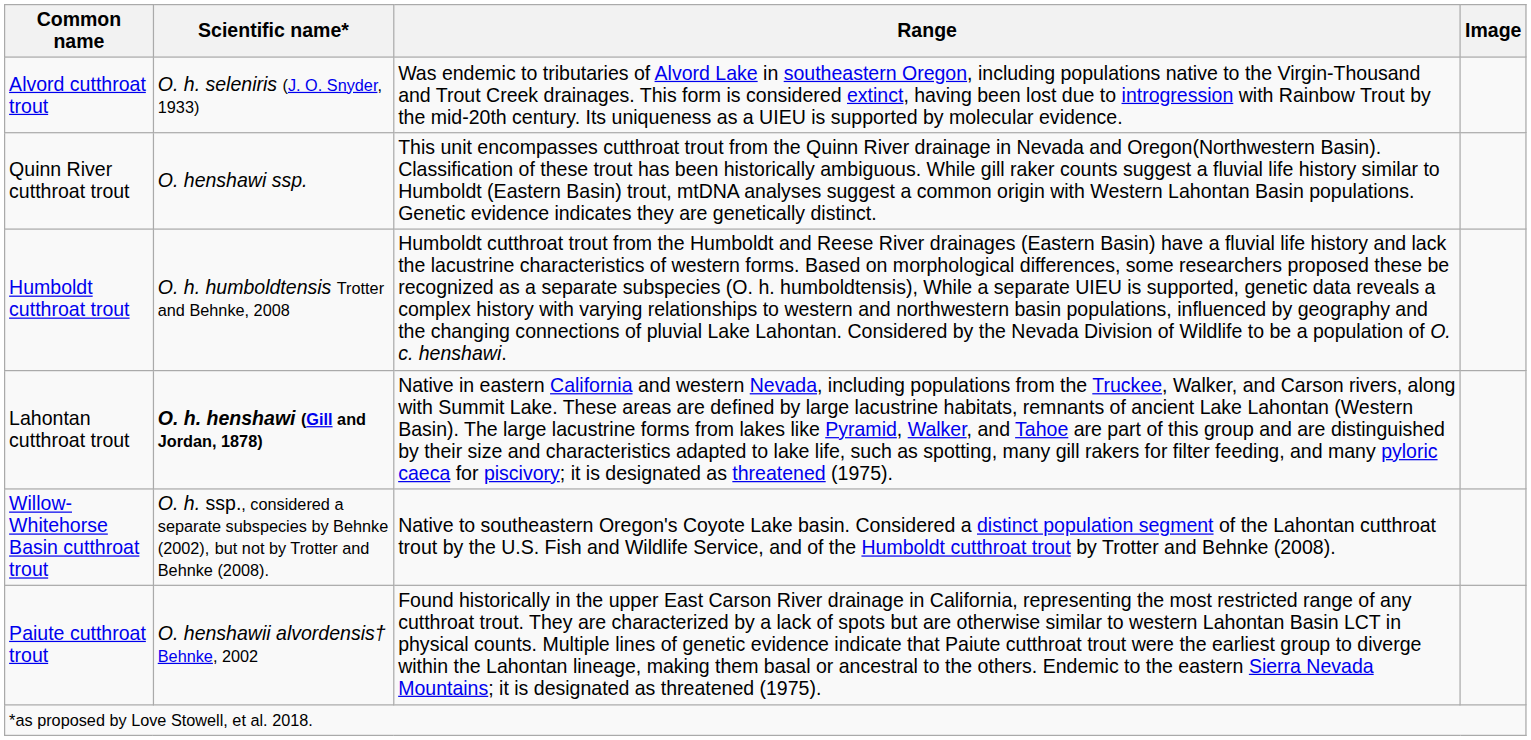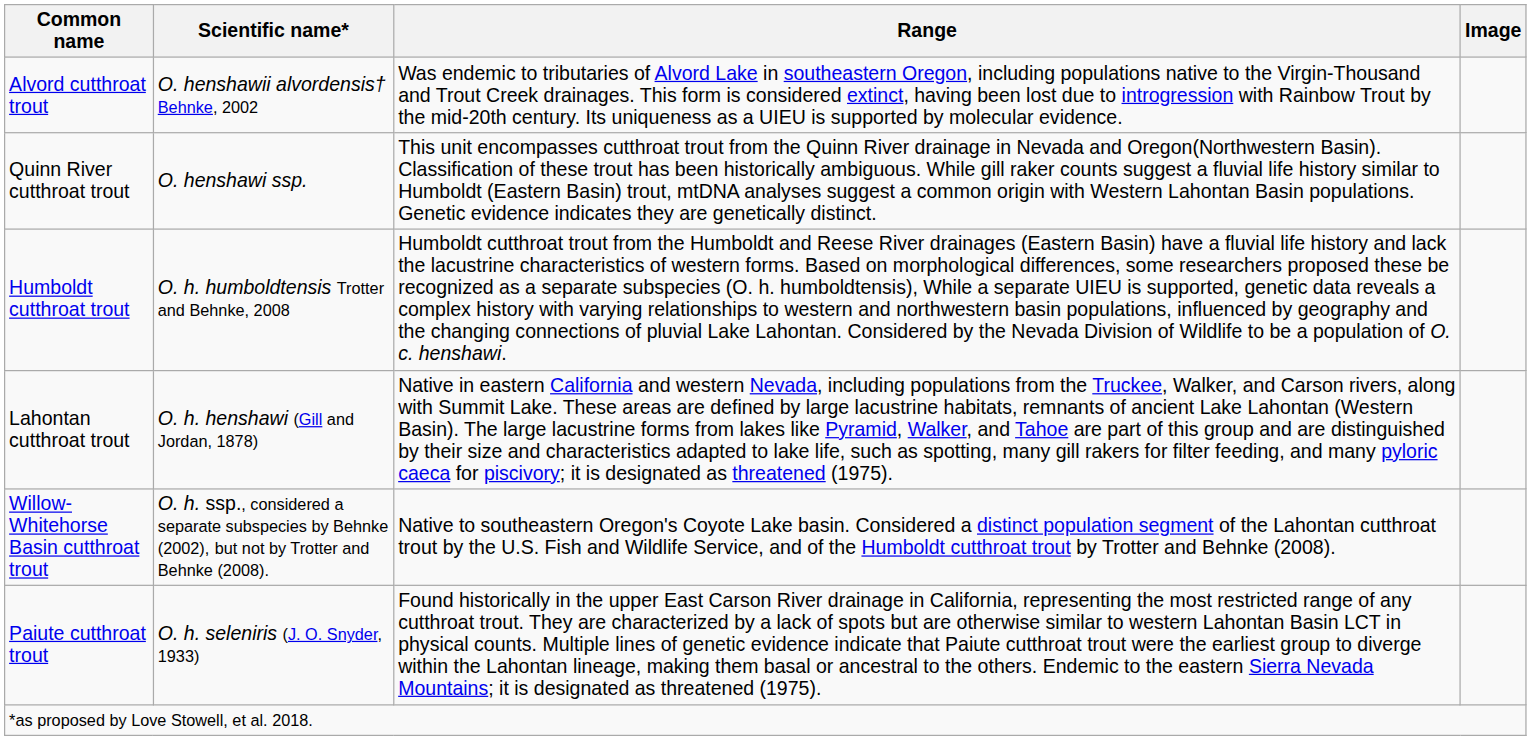(270, 94) O. h. seleniris (J. O. Snyder, 1933) -> (272, 94) O. henshawii alvordensis† Behnke, 2002
(262, 429) bold -> (256, 429) normal
(272, 644) O. henshawii alvordensis† Behnke, 2002 -> (270, 644) O. h. seleniris (J. O. Snyder, 1933)
